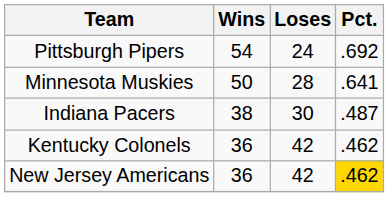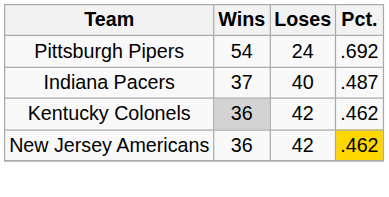- row: (109, 82)
(242, 113) 38 -> (242, 82) 37
(303, 113) 30 -> (303, 82) 40
(242, 144) no background -> (242, 113) lightgrey background
